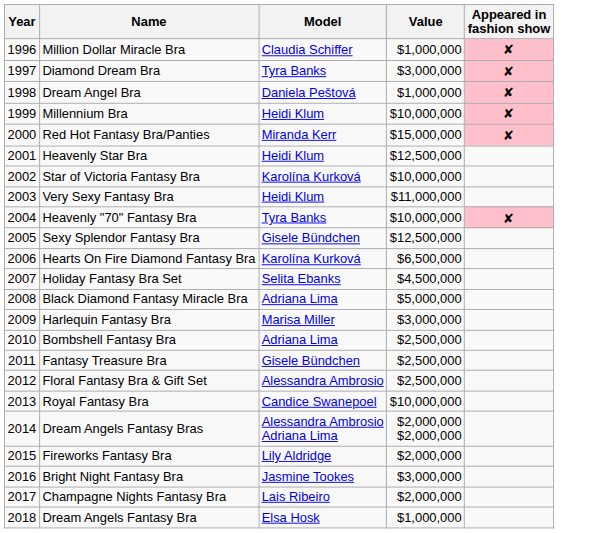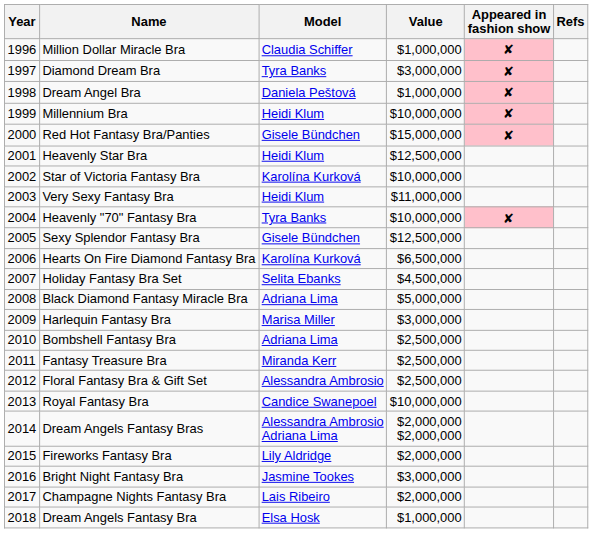+ column: (570, 21)
(299, 135) Miranda Kerr -> (311, 135) Gisele Bündchen
(311, 360) Gisele Bündchen -> (299, 360) Miranda Kerr
